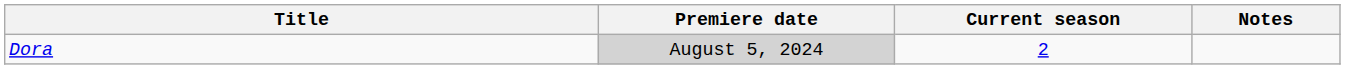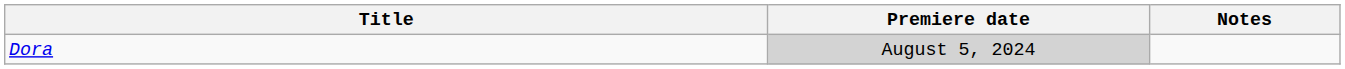- column: (1043, 20)
